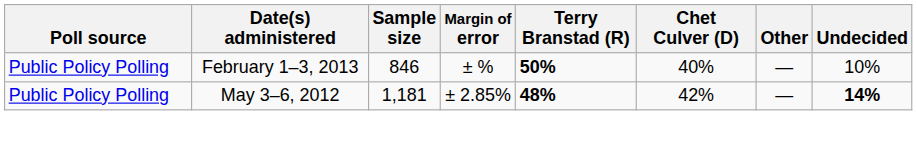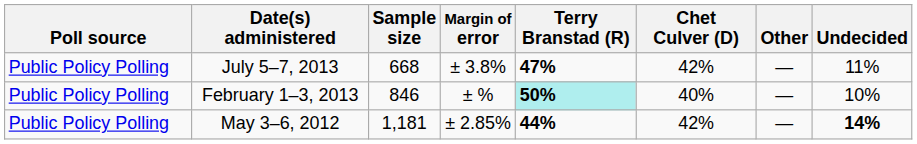+ row: (280, 67)
(538, 67) no background -> (538, 95) paleturquoise background
(538, 95) 48% -> (538, 124) 44%
